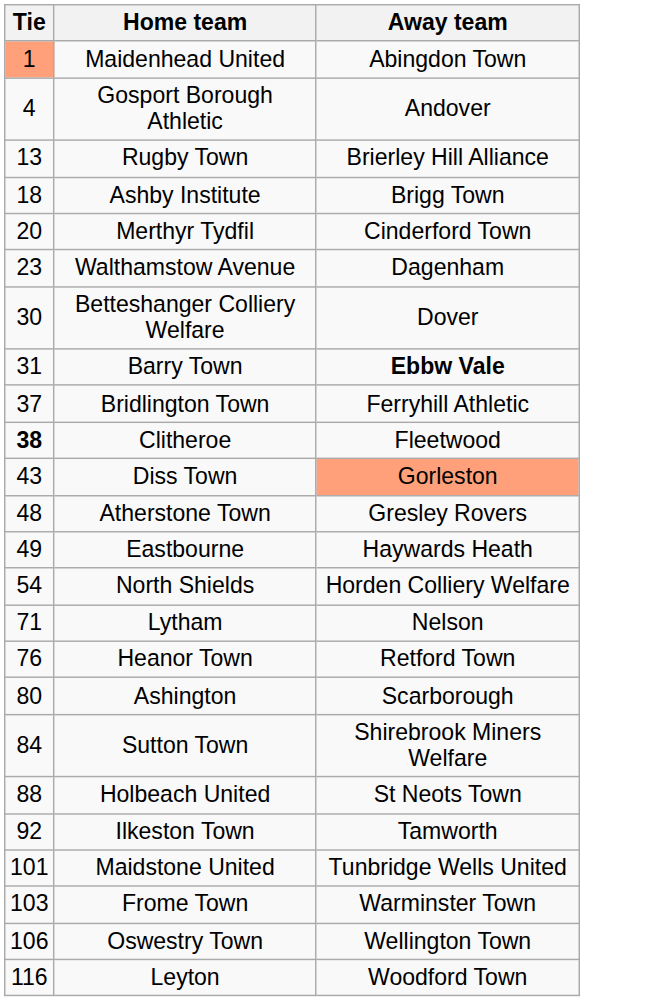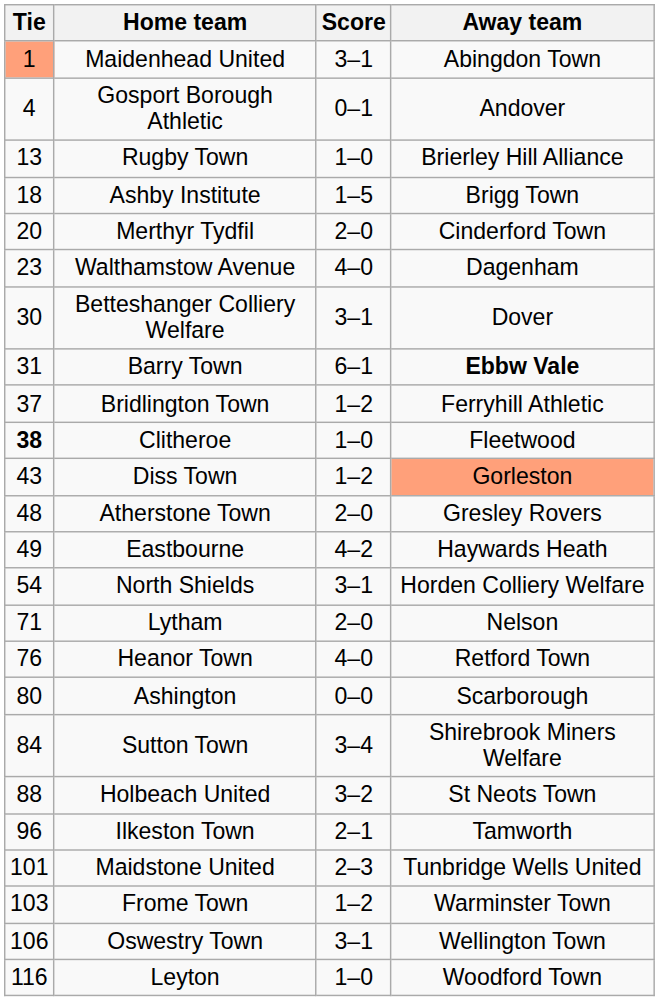+ column: (354, 22)
(29, 831) 92 -> (29, 831) 96
